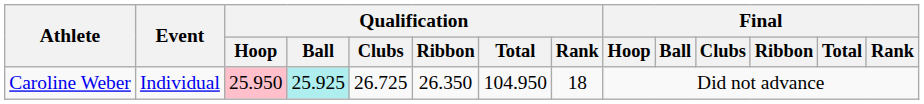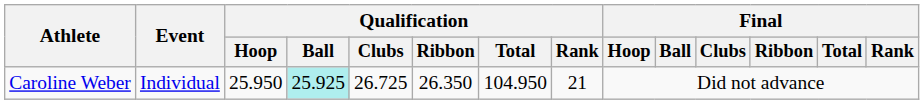(256, 83) pink background -> (256, 83) no background
(577, 83) 18 -> (577, 83) 21
